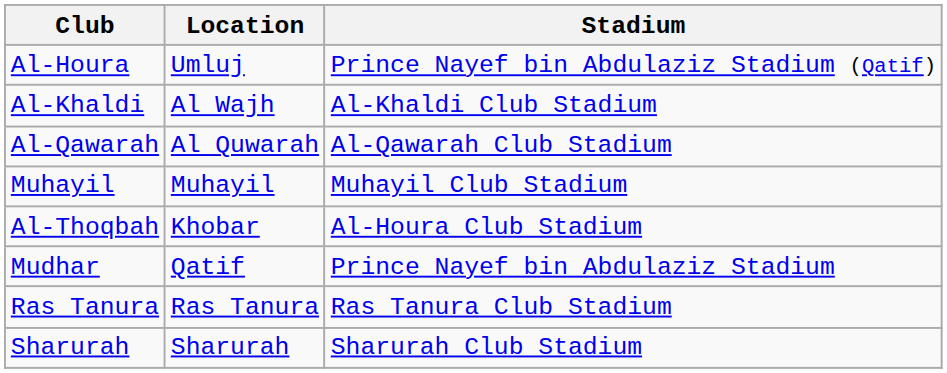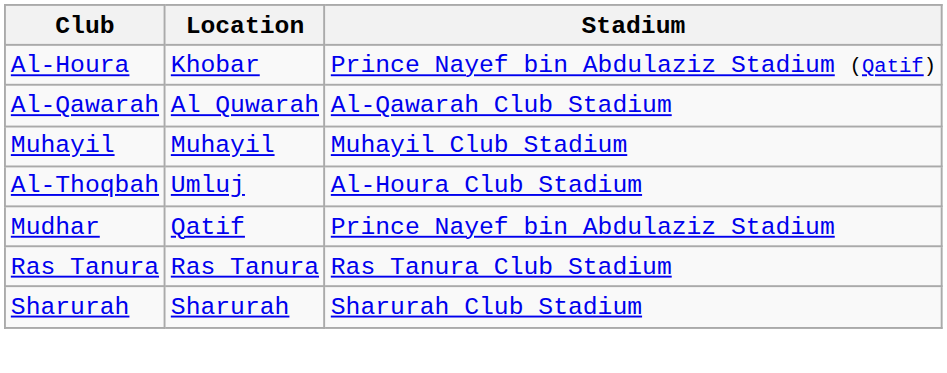(208, 65) Umluj -> (215, 65) Khobar
- row: (78, 106)
(215, 226) Khobar -> (208, 186) Umluj
